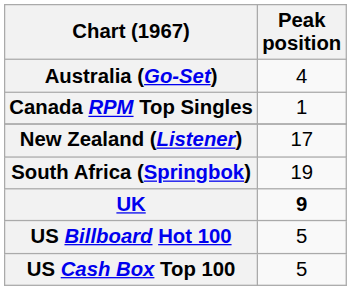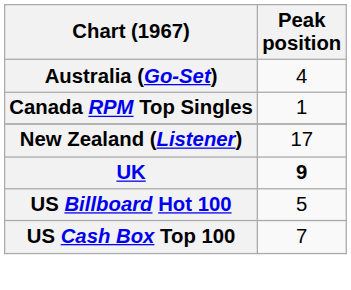- row: (131, 172)
(302, 269) 5 -> (302, 236) 7
